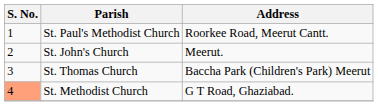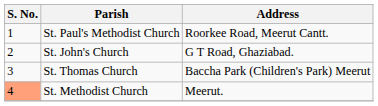(204, 52) Meerut. -> (239, 52) G T Road, Ghaziabad.
(239, 91) G T Road, Ghaziabad. -> (204, 91) Meerut.
